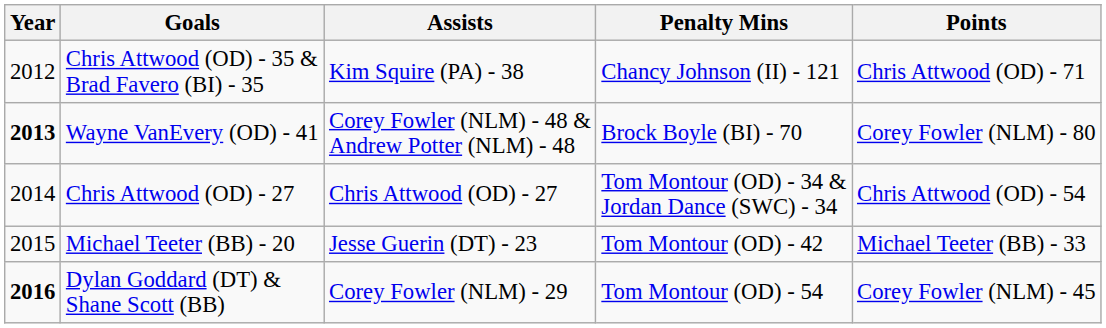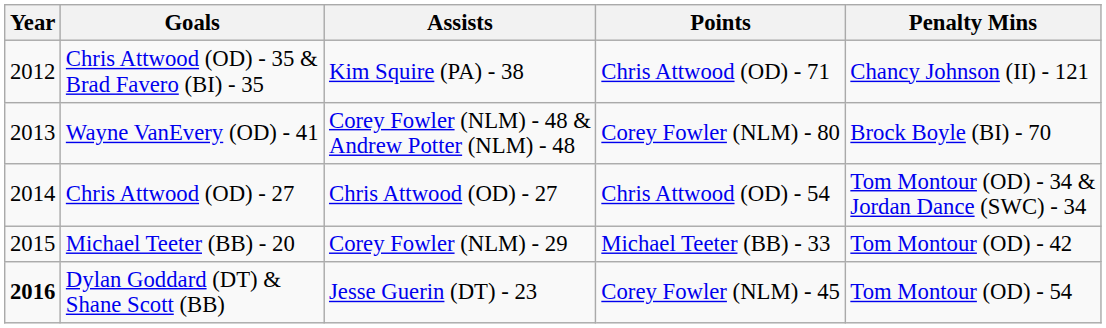columns swapped: (976, 22) <-> (724, 22)
(33, 132) bold -> (33, 132) normal
(433, 243) Jesse Guerin (DT) - 23 -> (448, 243) Corey Fowler (NLM) - 29
(448, 292) Corey Fowler (NLM) - 29 -> (433, 292) Jesse Guerin (DT) - 23
